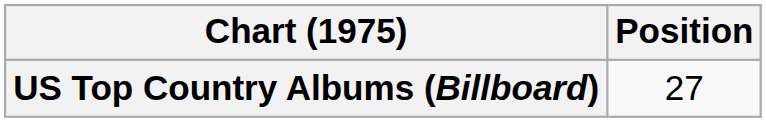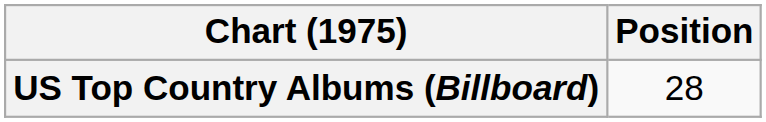(684, 87) 27 -> (684, 87) 28
